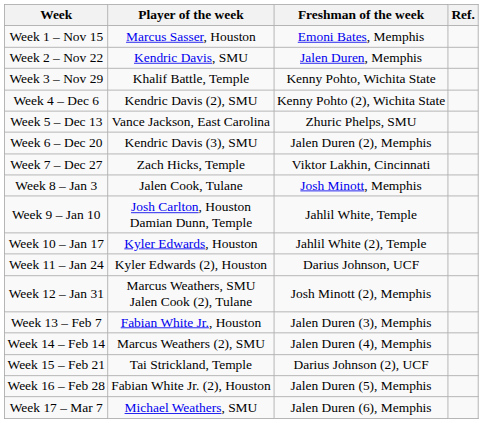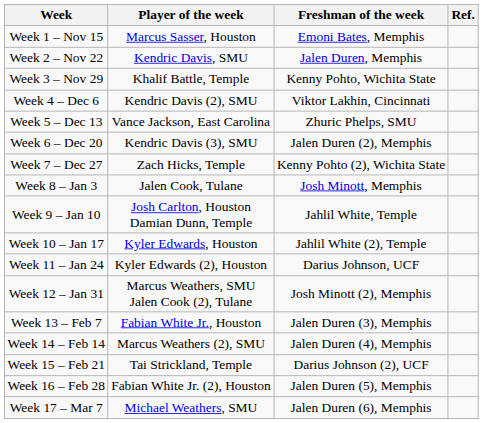(361, 100) Kenny Pohto (2), Wichita State -> (361, 100) Viktor Lakhin, Cincinnati
(361, 164) Viktor Lakhin, Cincinnati -> (361, 164) Kenny Pohto (2), Wichita State
